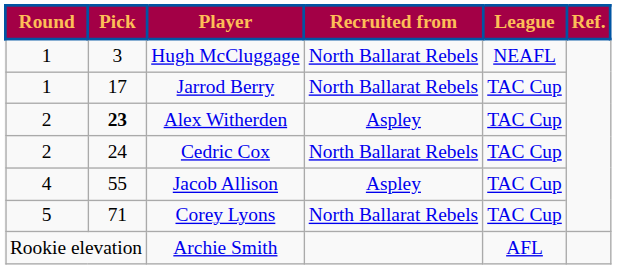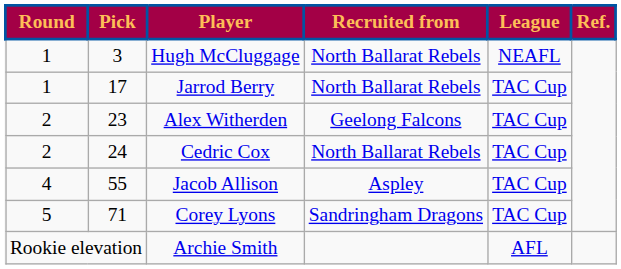(117, 119) bold -> (117, 119) normal
(393, 119) Aspley -> (396, 119) Geelong Falcons
(393, 215) North Ballarat Rebels -> (396, 215) Sandringham Dragons
